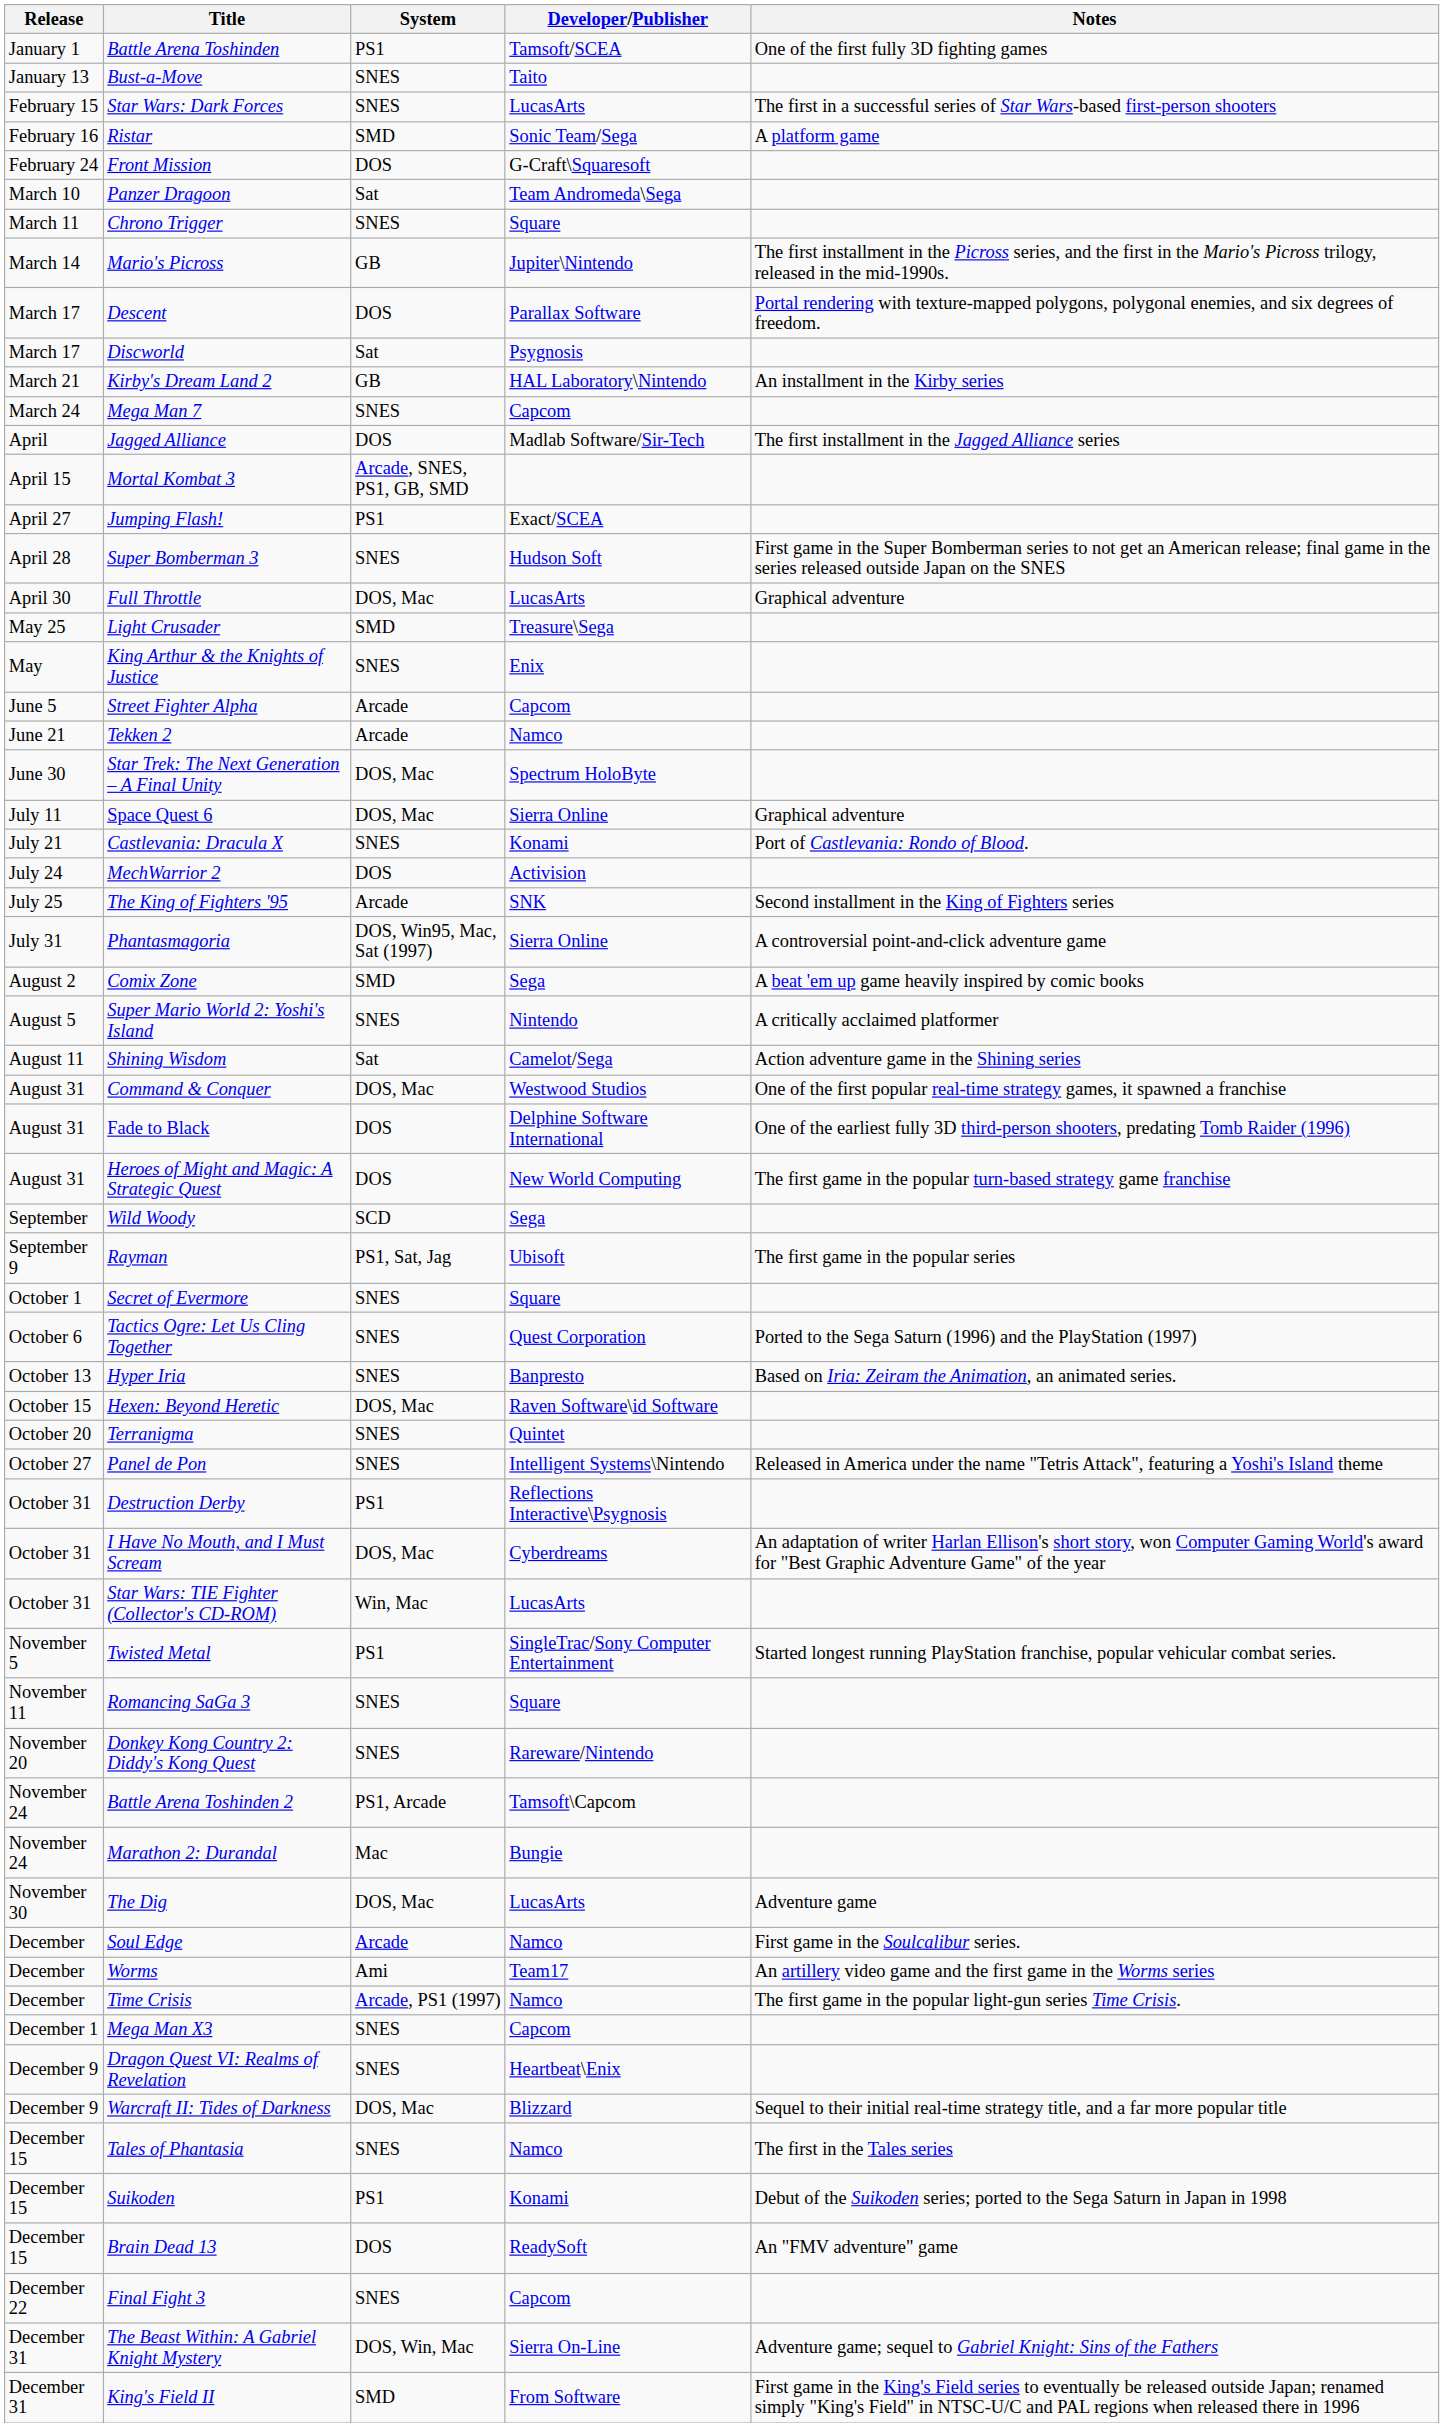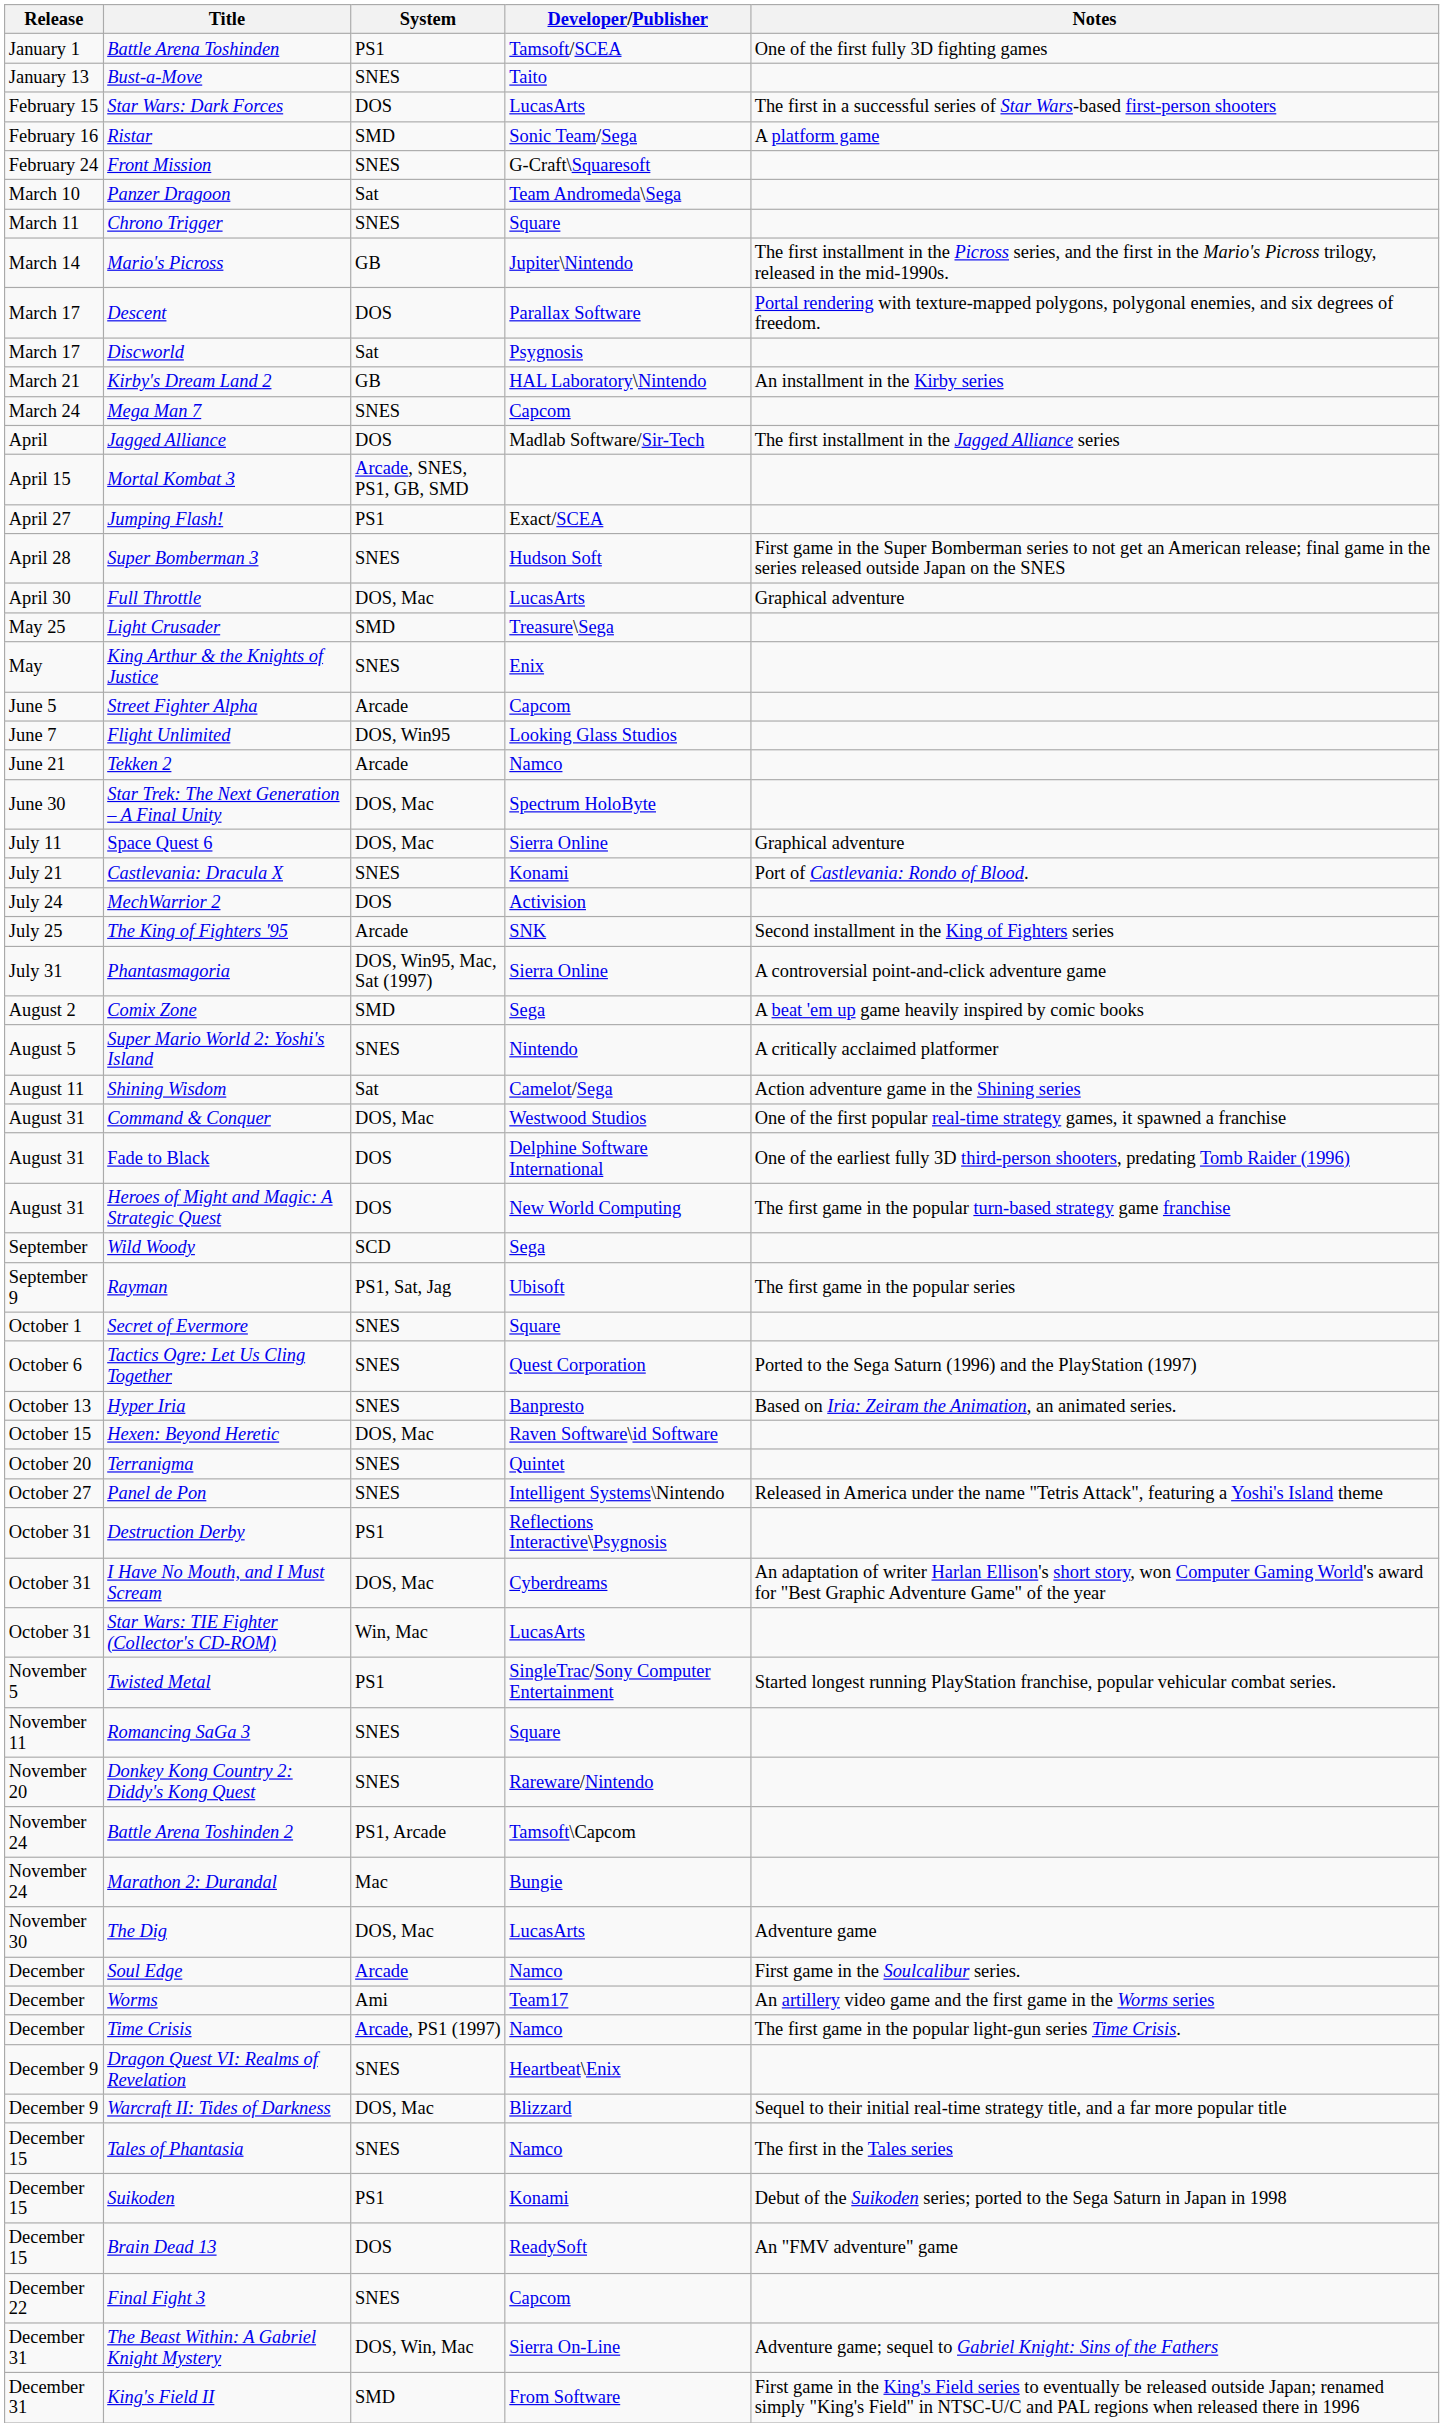(378, 106) SNES -> (374, 106) DOS
(374, 164) DOS -> (378, 164) SNES
+ row: (169, 735)
- row: (160, 2029)
